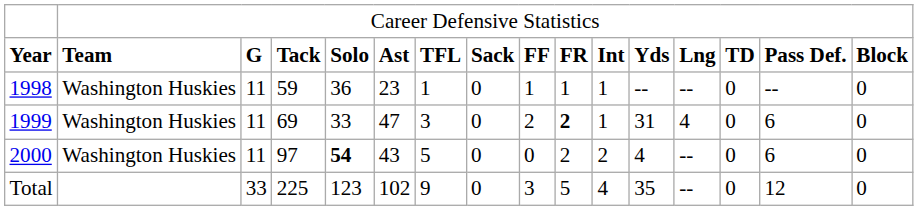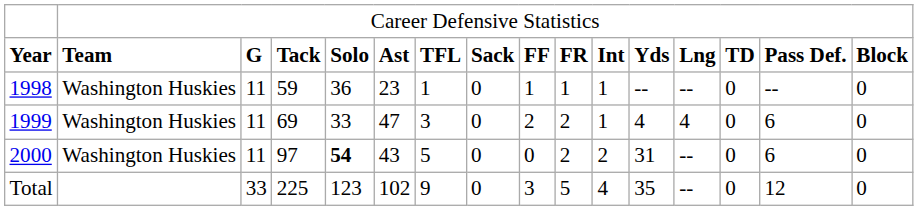(565, 121) bold -> (565, 121) normal
(645, 121) 31 -> (640, 121) 4
(640, 155) 4 -> (645, 155) 31
